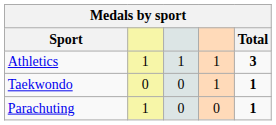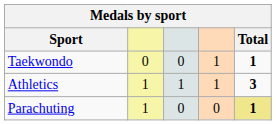rows swapped: (33, 62) <-> (40, 85)
(253, 108) no background -> (253, 108) khaki background
